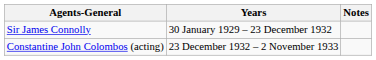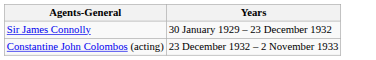- column: (356, 13)
